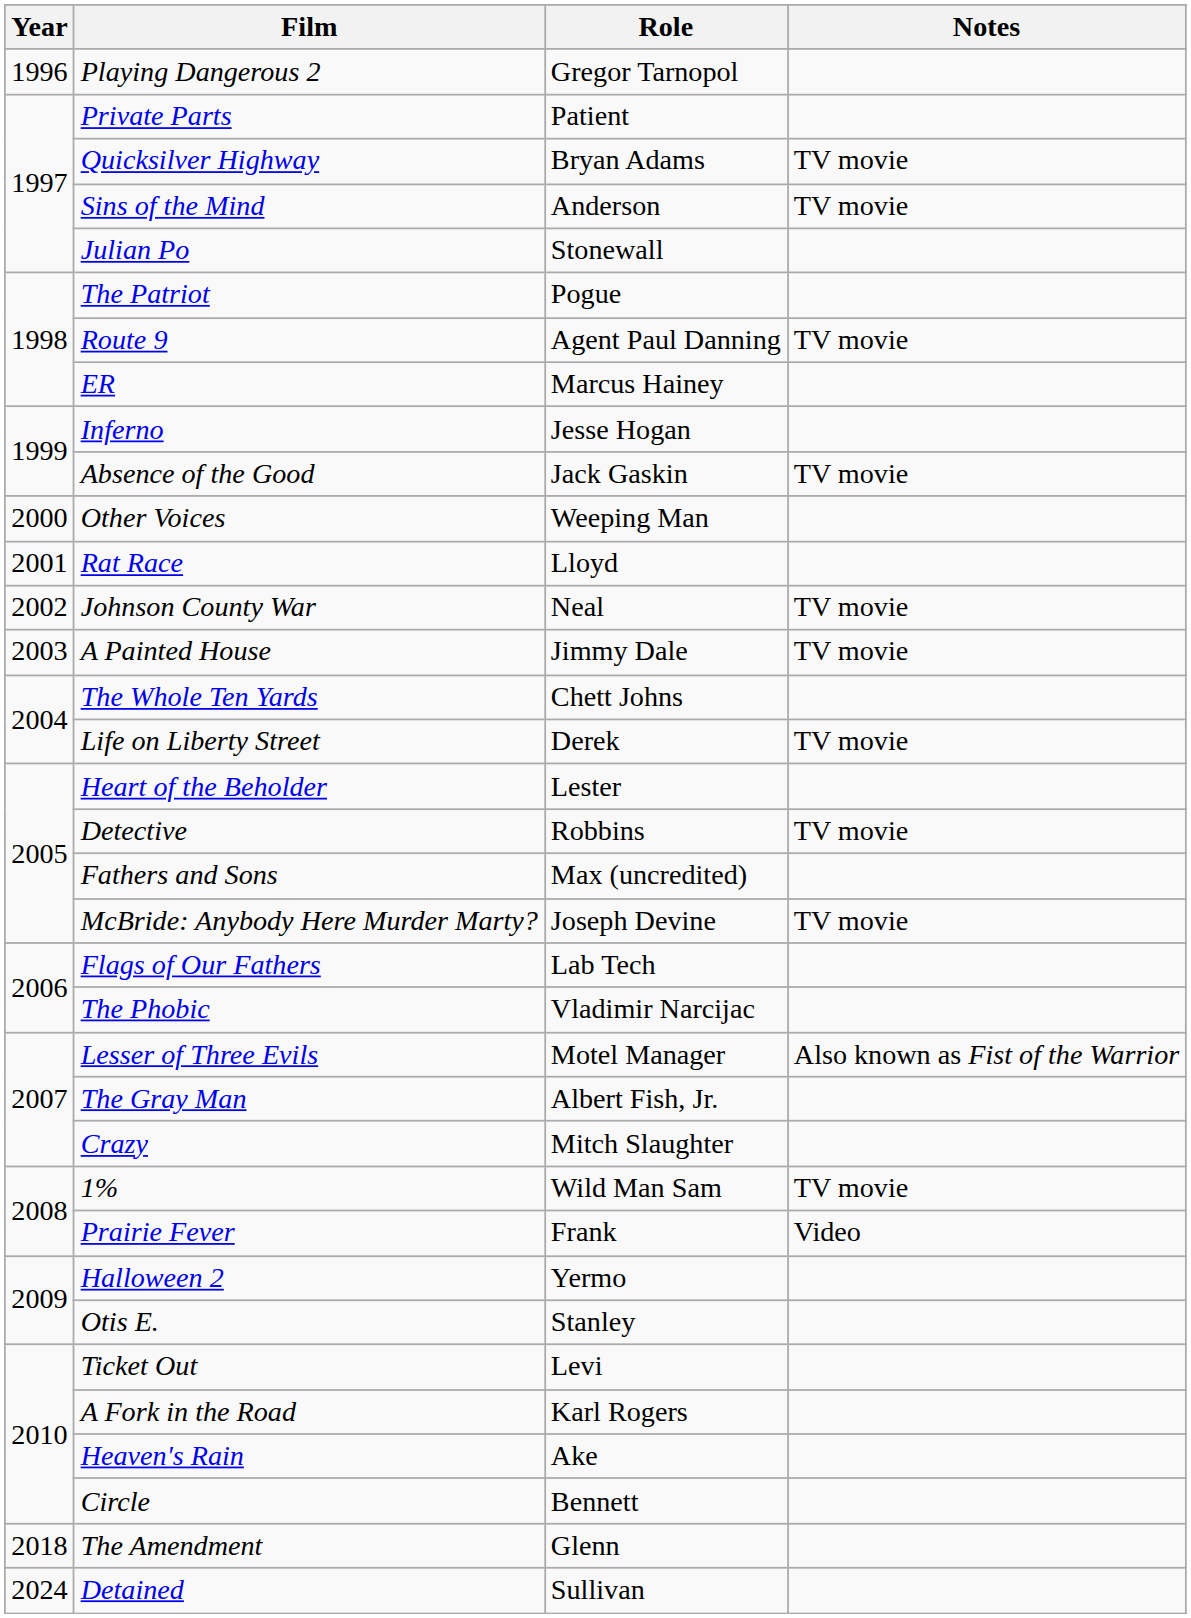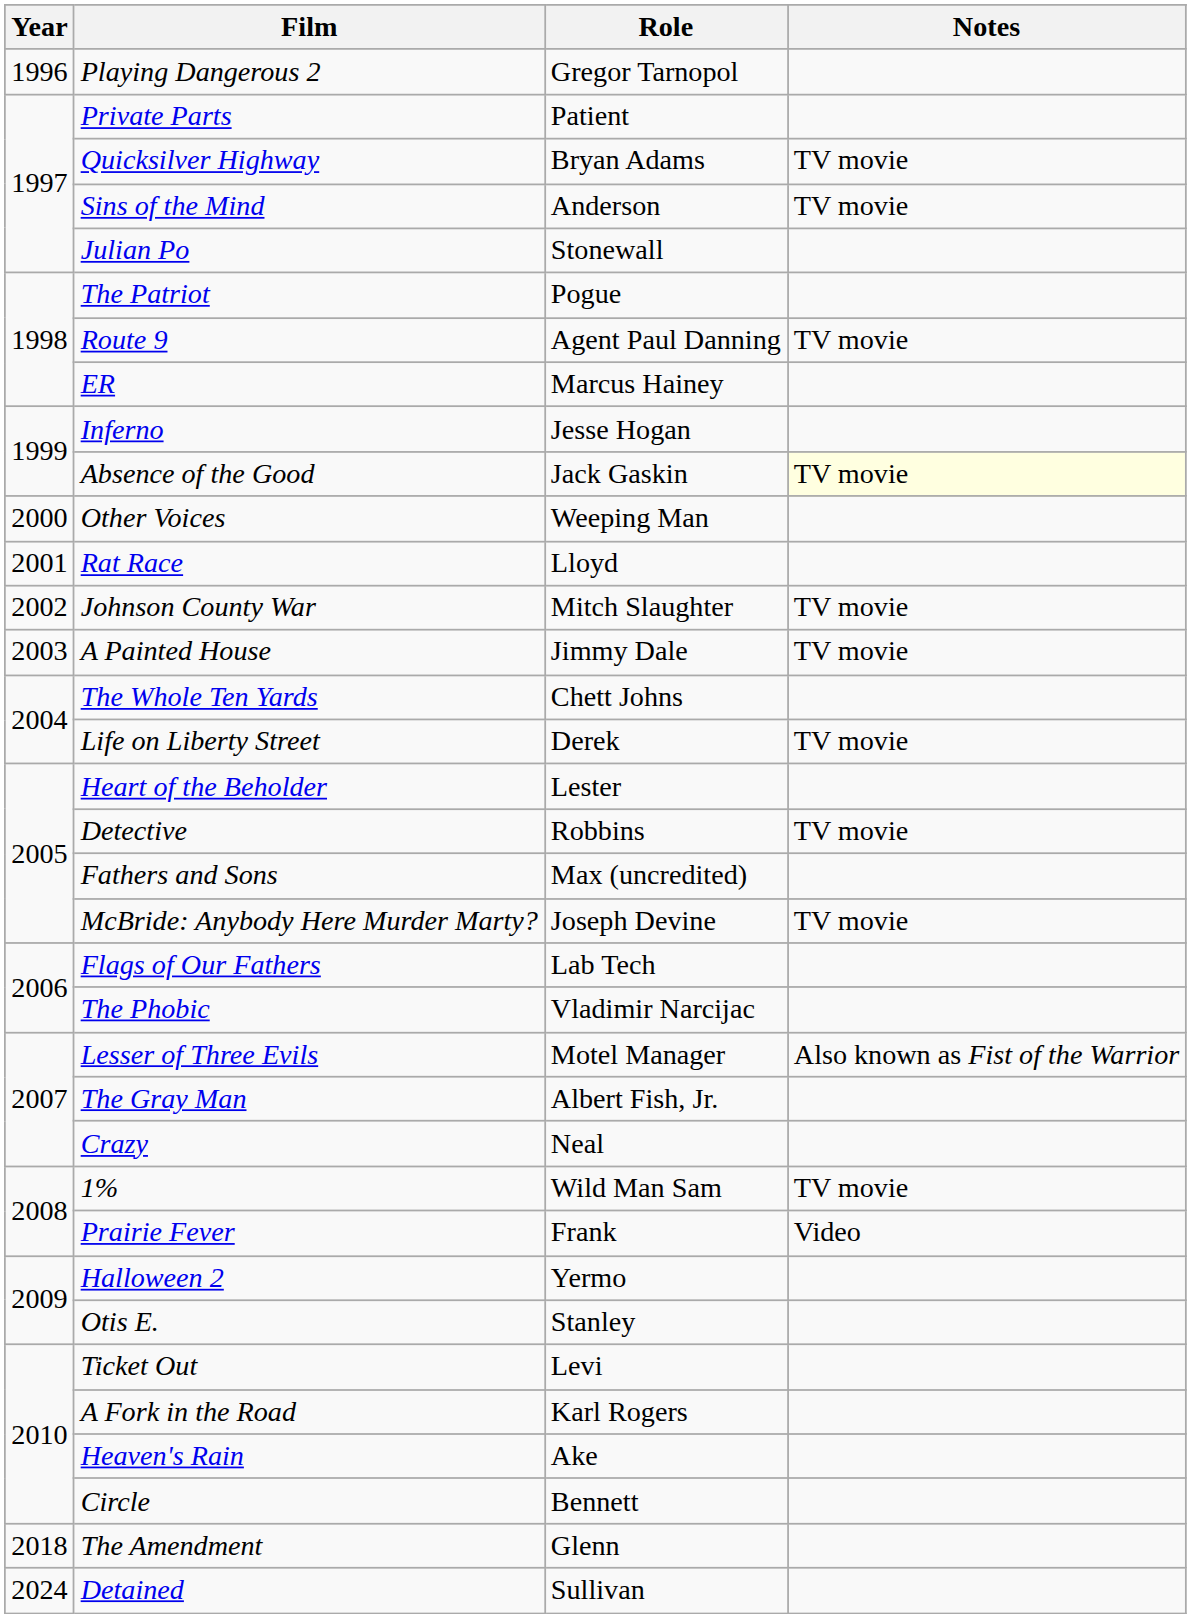(851, 473) no background -> (851, 473) lightyellow background
(577, 607) Neal -> (642, 607) Mitch Slaughter
(642, 1143) Mitch Slaughter -> (577, 1143) Neal
